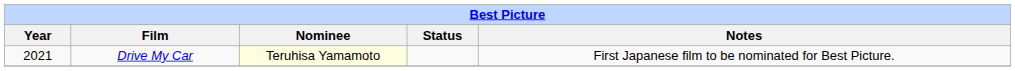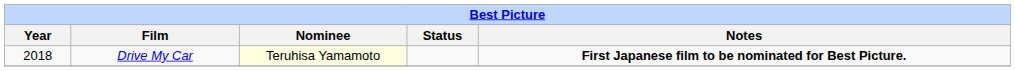(38, 55) 2021 -> (38, 55) 2018
(744, 55) normal -> (744, 55) bold
